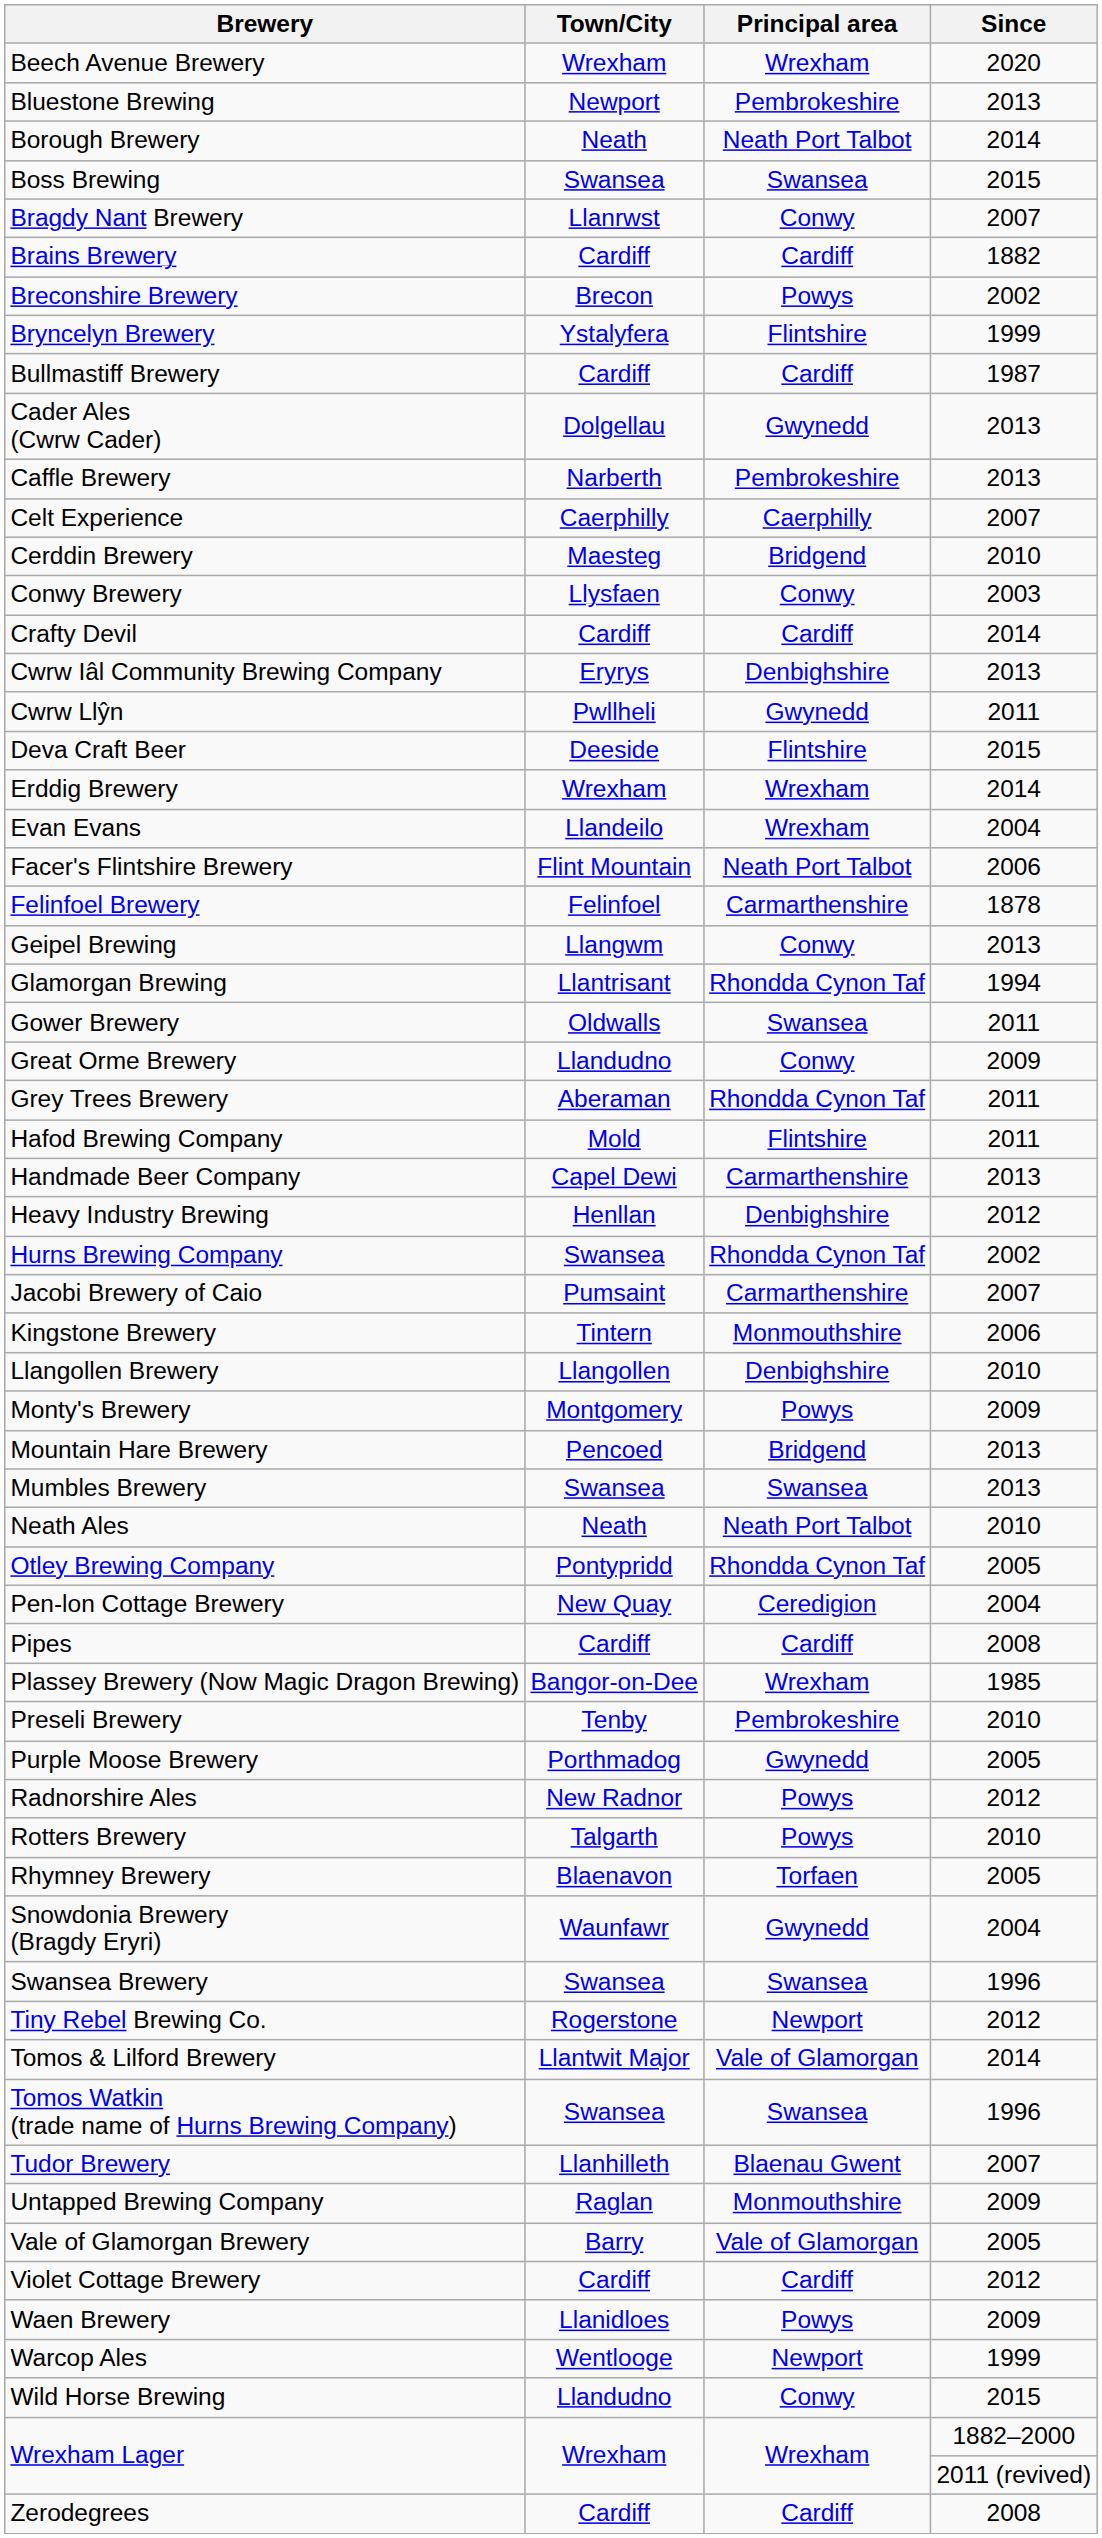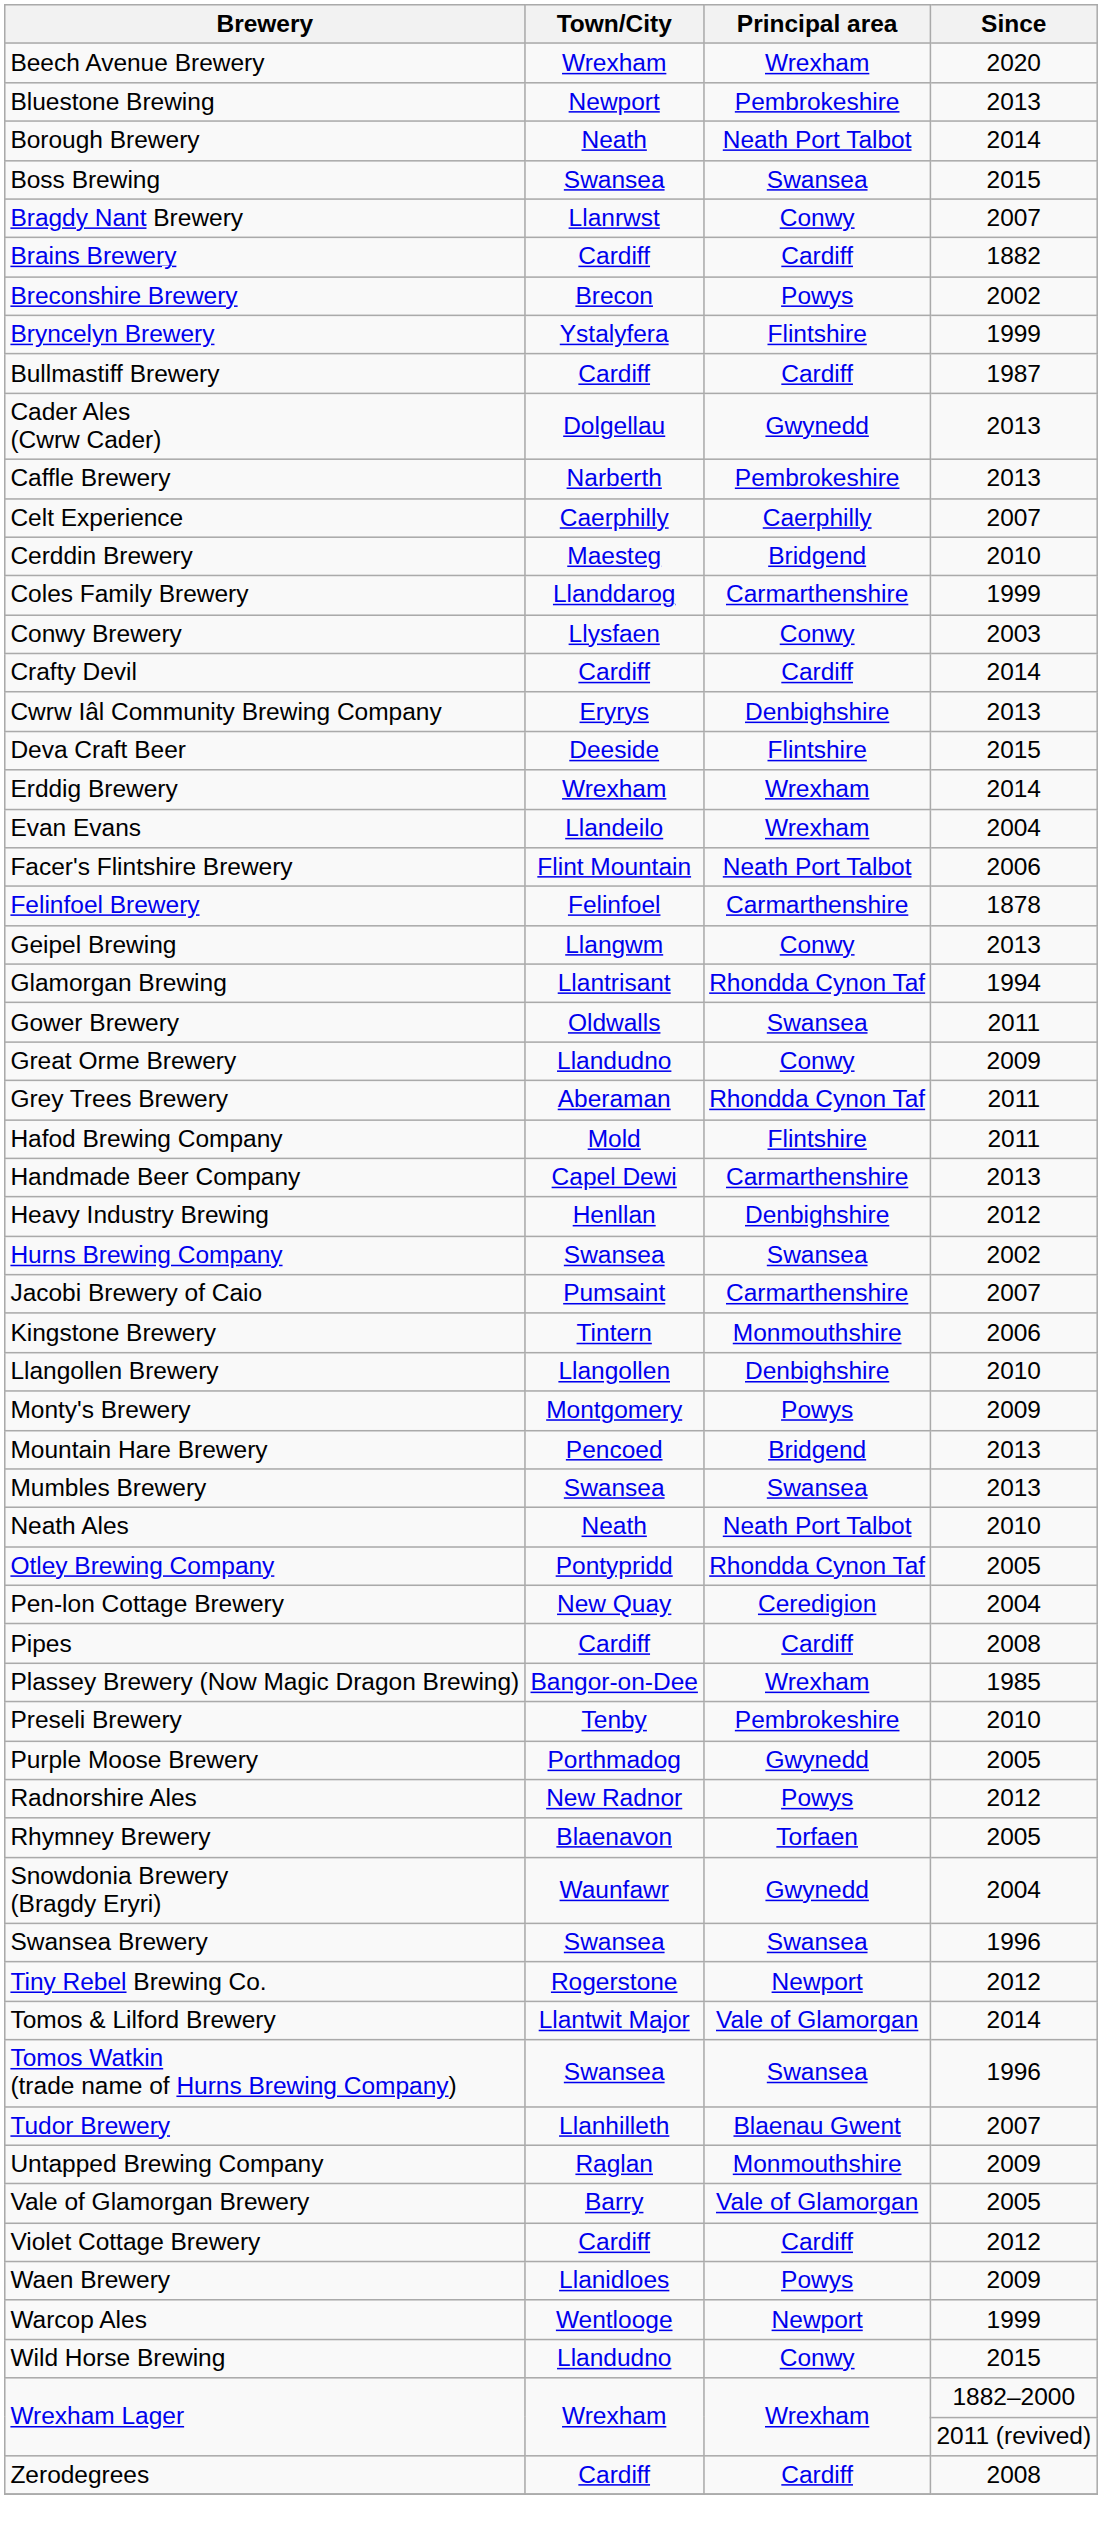+ row: (129, 594)
- row: (67, 711)
(817, 1254) Rhondda Cynon Taf -> (817, 1254) Swansea
- row: (98, 1837)
